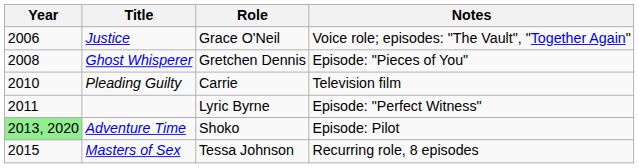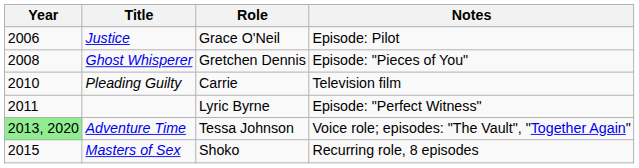(472, 38) Voice role; episodes: "The Vault", "Together Again" -> (356, 38) Episode: Pilot
(219, 128) Shoko -> (246, 128) Tessa Johnson
(356, 128) Episode: Pilot -> (472, 128) Voice role; episodes: "The Vault", "Together Again"
(246, 151) Tessa Johnson -> (219, 151) Shoko
